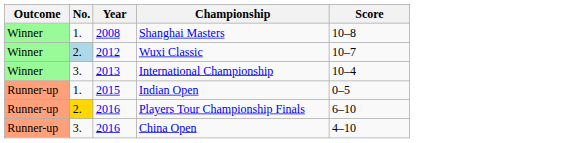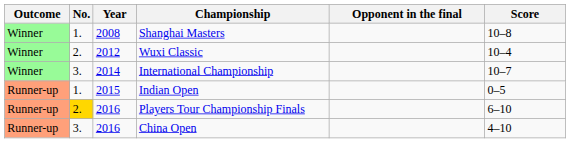+ column: (407, 14)
(77, 52) lightblue background -> (77, 52) no background
(344, 52) 10–7 -> (499, 52) 10–4
(108, 71) 2013 -> (108, 71) 2014
(344, 71) 10–4 -> (499, 71) 10–7
